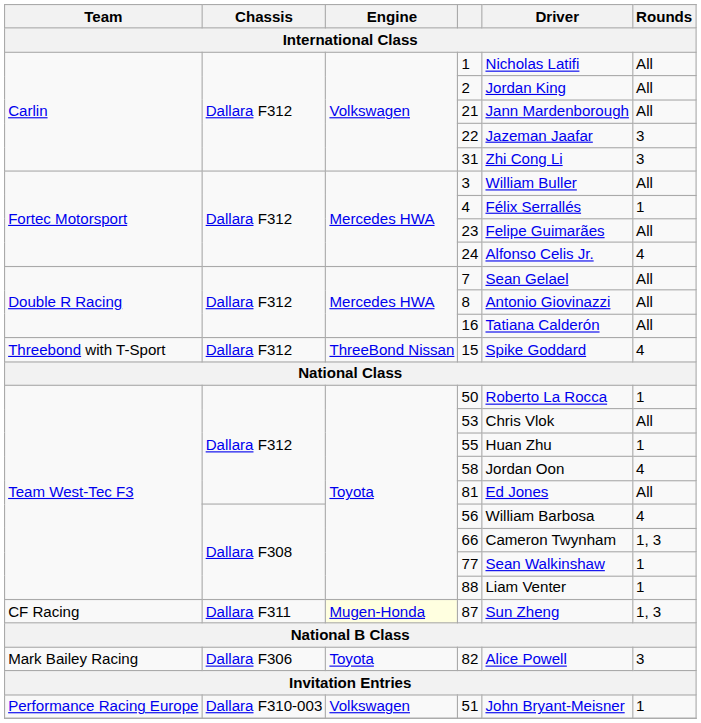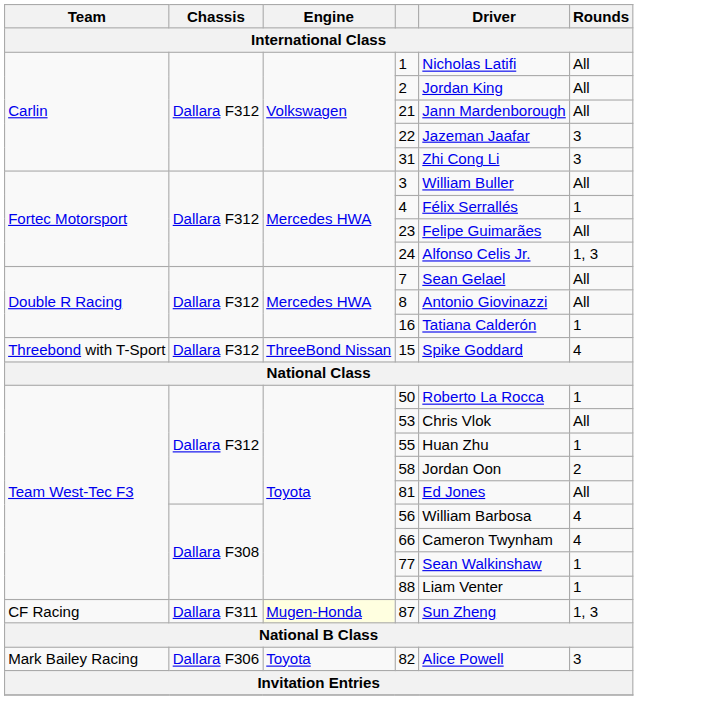(640, 254) 4 -> (586, 254) 1, 3
(644, 325) All -> (577, 325) 1
(640, 468) 4 -> (577, 468) 2
(649, 540) 1, 3 -> (577, 540) 4
- row: (470, 706)
